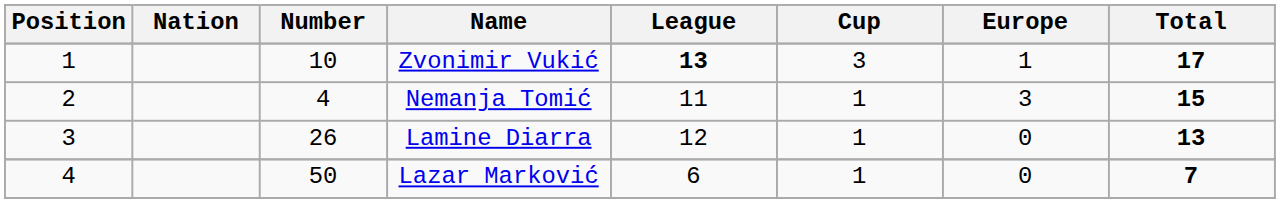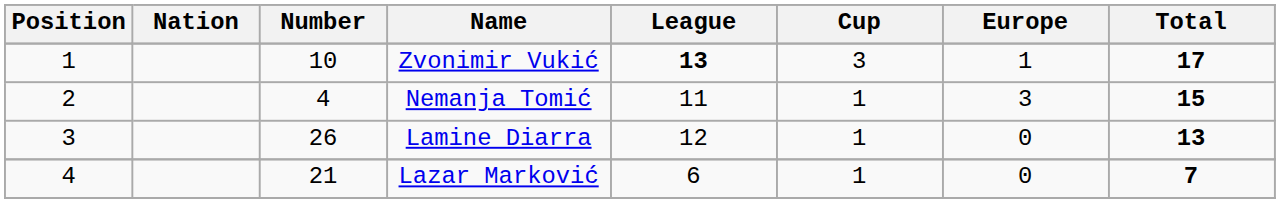(323, 178) 50 -> (323, 178) 21
